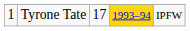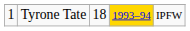(100, 15) 17 -> (100, 15) 18
